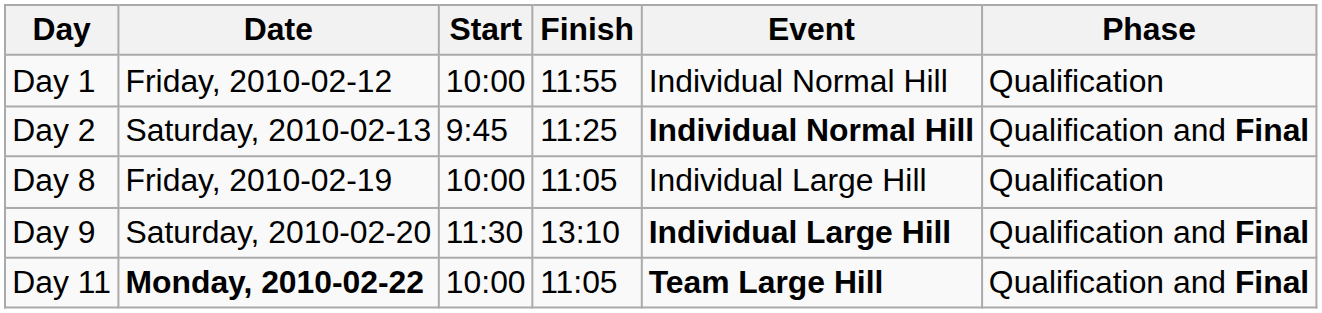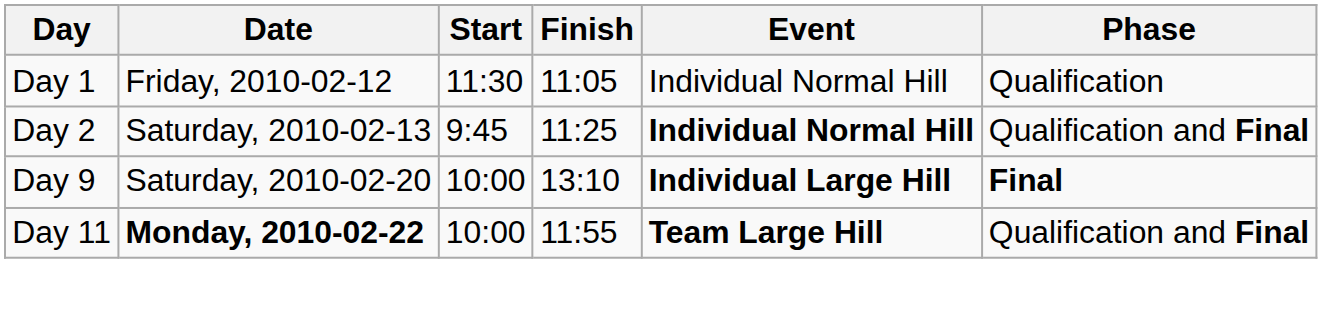(486, 80) 10:00 -> (485, 80) 11:30
(579, 80) 11:55 -> (579, 80) 11:05
- row: (54, 181)
(485, 231) 11:30 -> (486, 181) 10:00
(1149, 231) Qualification and Final -> (1026, 181) Final
(579, 282) 11:05 -> (579, 231) 11:55
